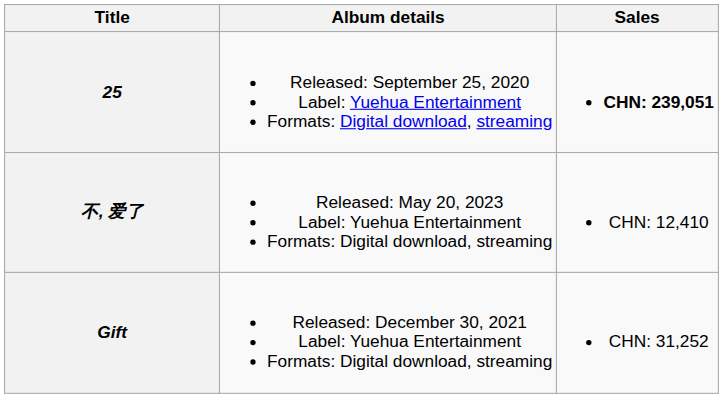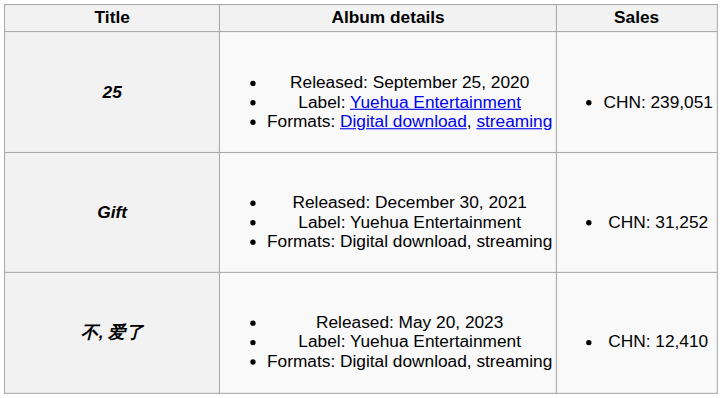(637, 102) bold -> (637, 102) normal
rows swapped: (112, 332) <-> (112, 211)
